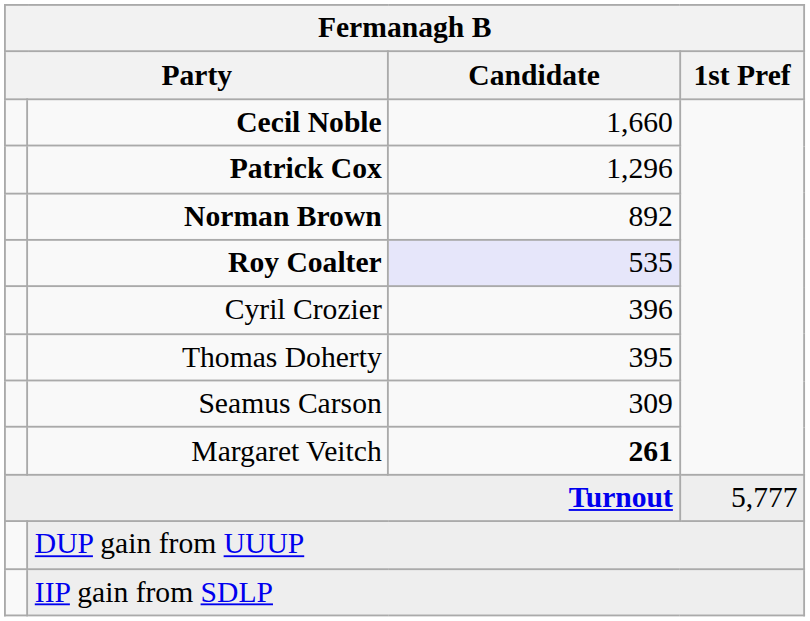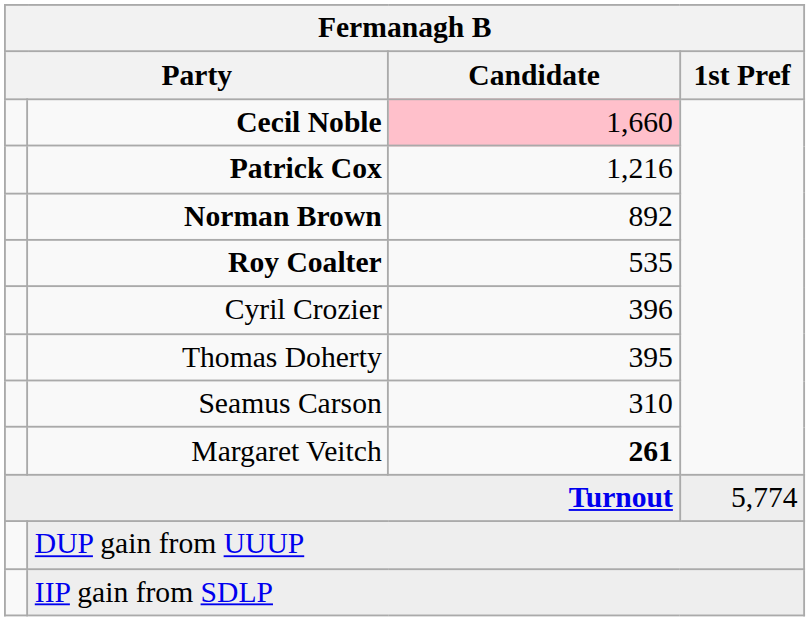(640, 121) no background -> (640, 121) pink background
(640, 168) 1,296 -> (640, 168) 1,216
(651, 262) lavender background -> (651, 262) no background
(651, 403) 309 -> (651, 403) 310
(764, 497) 5,777 -> (764, 497) 5,774
